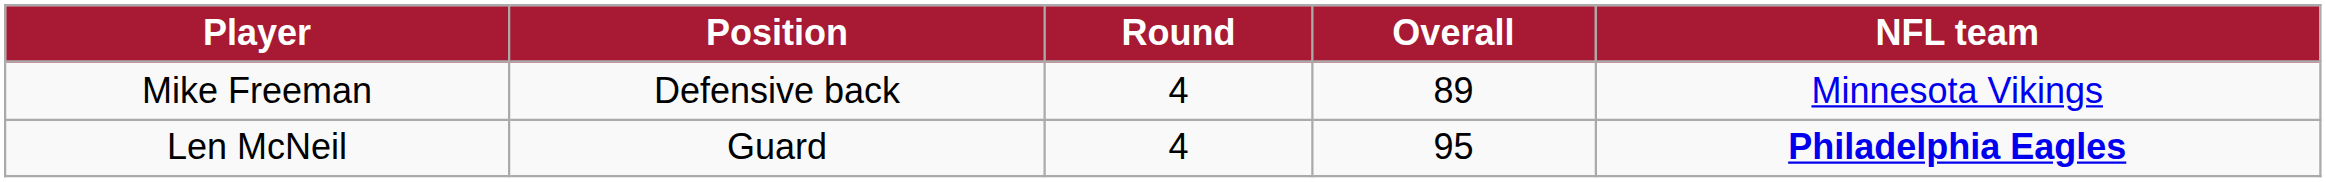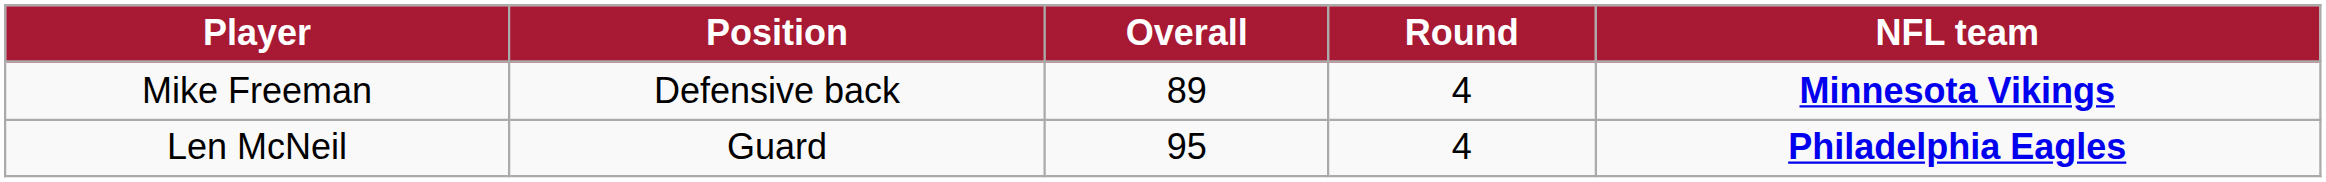columns swapped: (1178, 33) <-> (1453, 33)
(1957, 90) normal -> (1957, 90) bold
